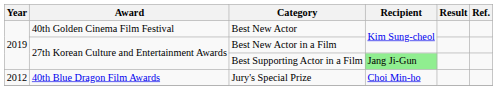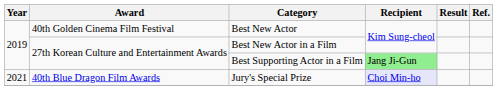(17, 77) 2012 -> (17, 77) 2021
(394, 77) no background -> (394, 77) lavender background
